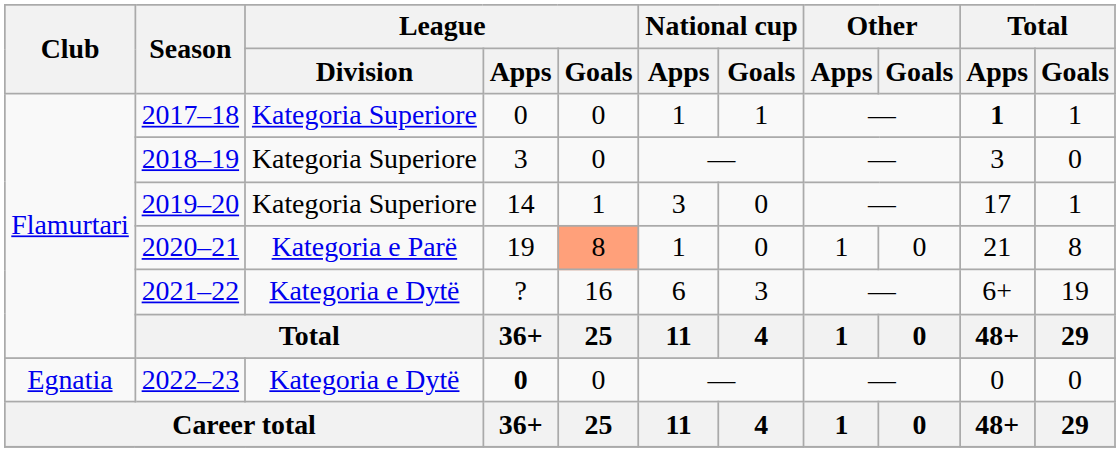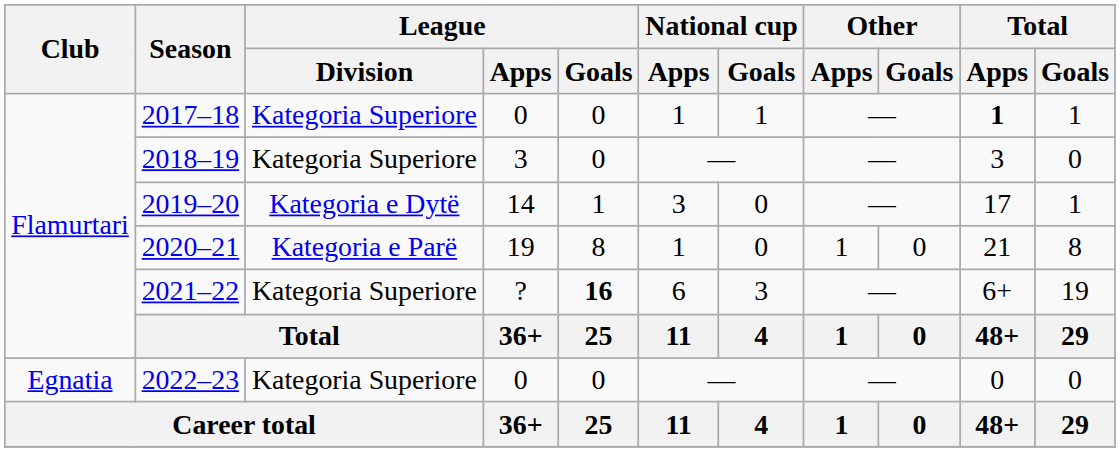(364, 203) Kategoria Superiore -> (364, 203) Kategoria e Dytë
(598, 247) lightsalmon background -> (598, 247) no background
(364, 291) Kategoria e Dytë -> (364, 291) Kategoria Superiore
(598, 291) normal -> (598, 291) bold
(364, 379) Kategoria e Dytë -> (364, 379) Kategoria Superiore
(521, 379) bold -> (521, 379) normal
